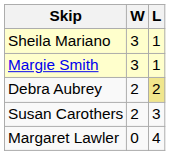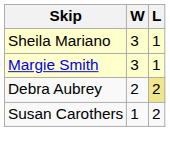(135, 114) 2 -> (135, 114) 1
(156, 114) 3 -> (156, 114) 2
- row: (64, 138)
